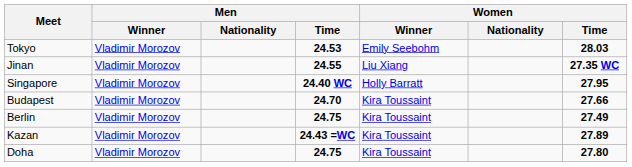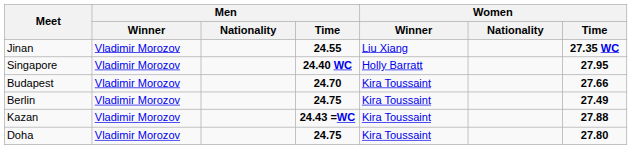- row: (21, 48)
(595, 135) 27.89 -> (595, 118) 27.88
